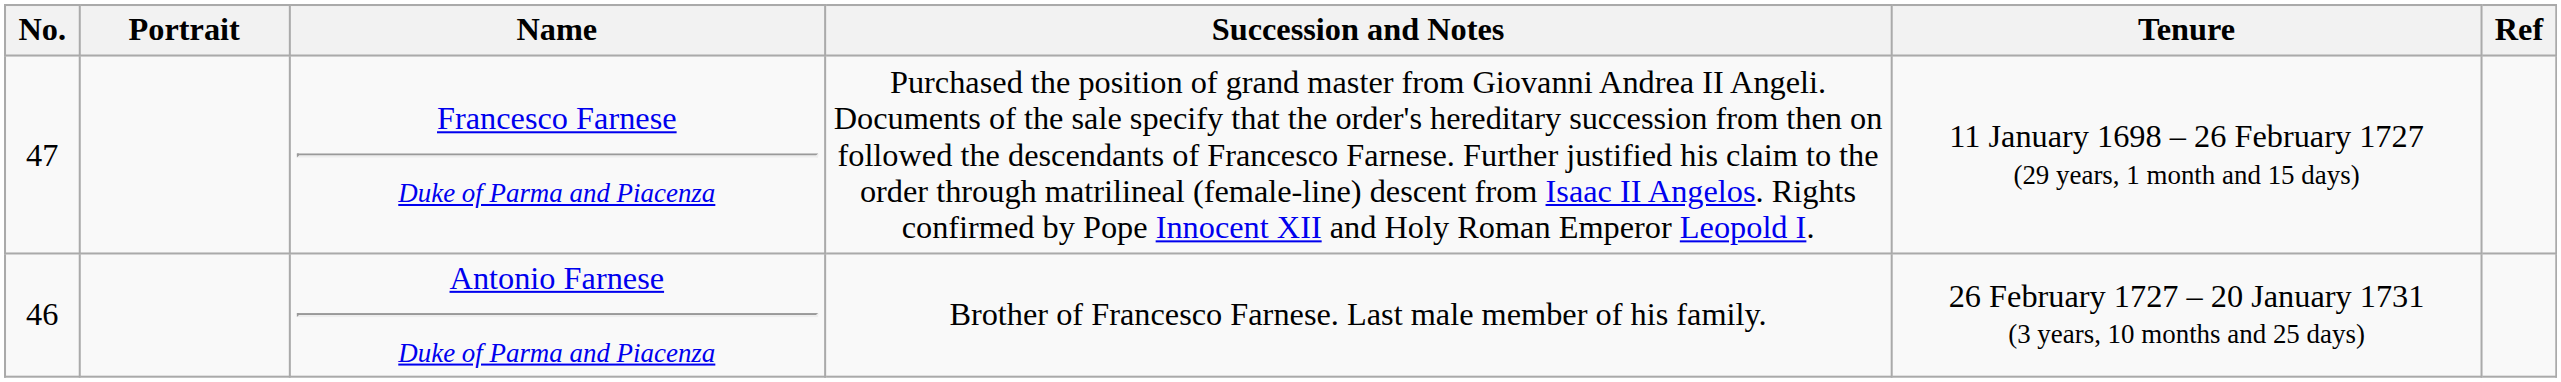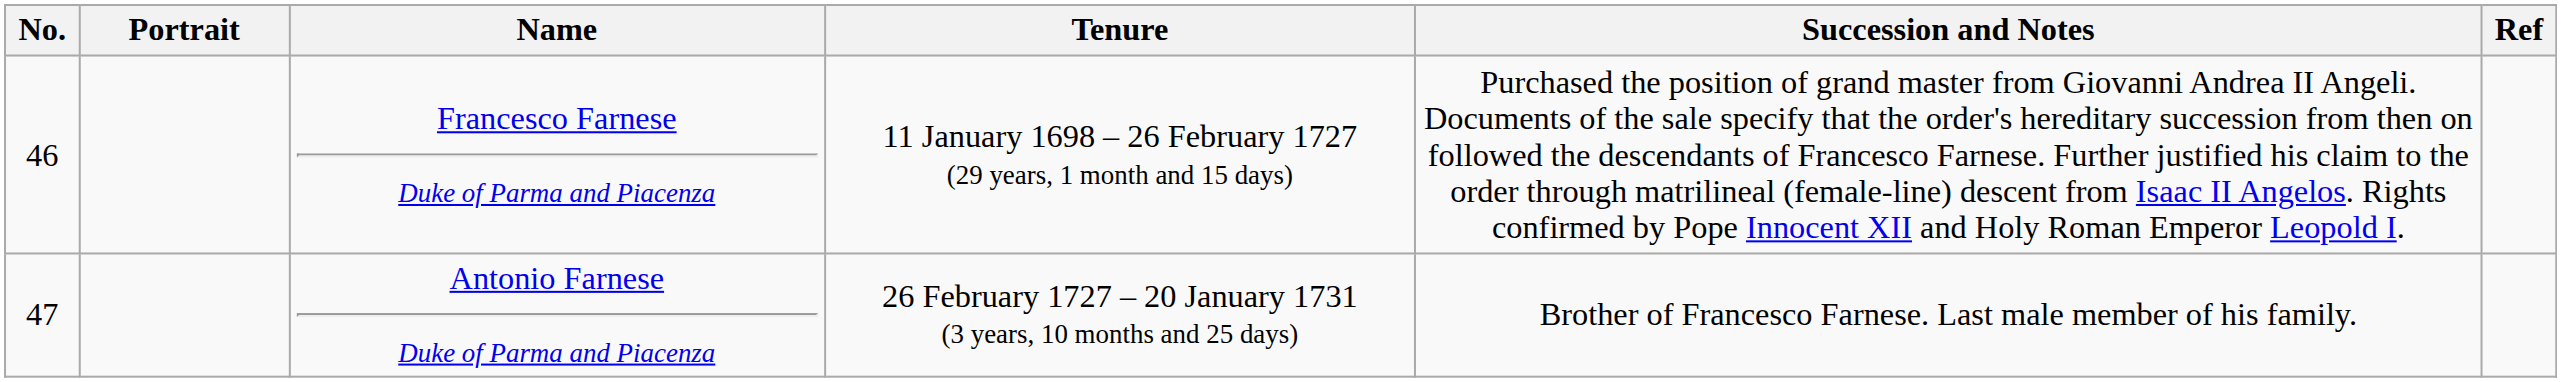columns swapped: (2187, 30) <-> (1358, 30)
(42, 154) 47 -> (42, 154) 46
(42, 314) 46 -> (42, 314) 47
